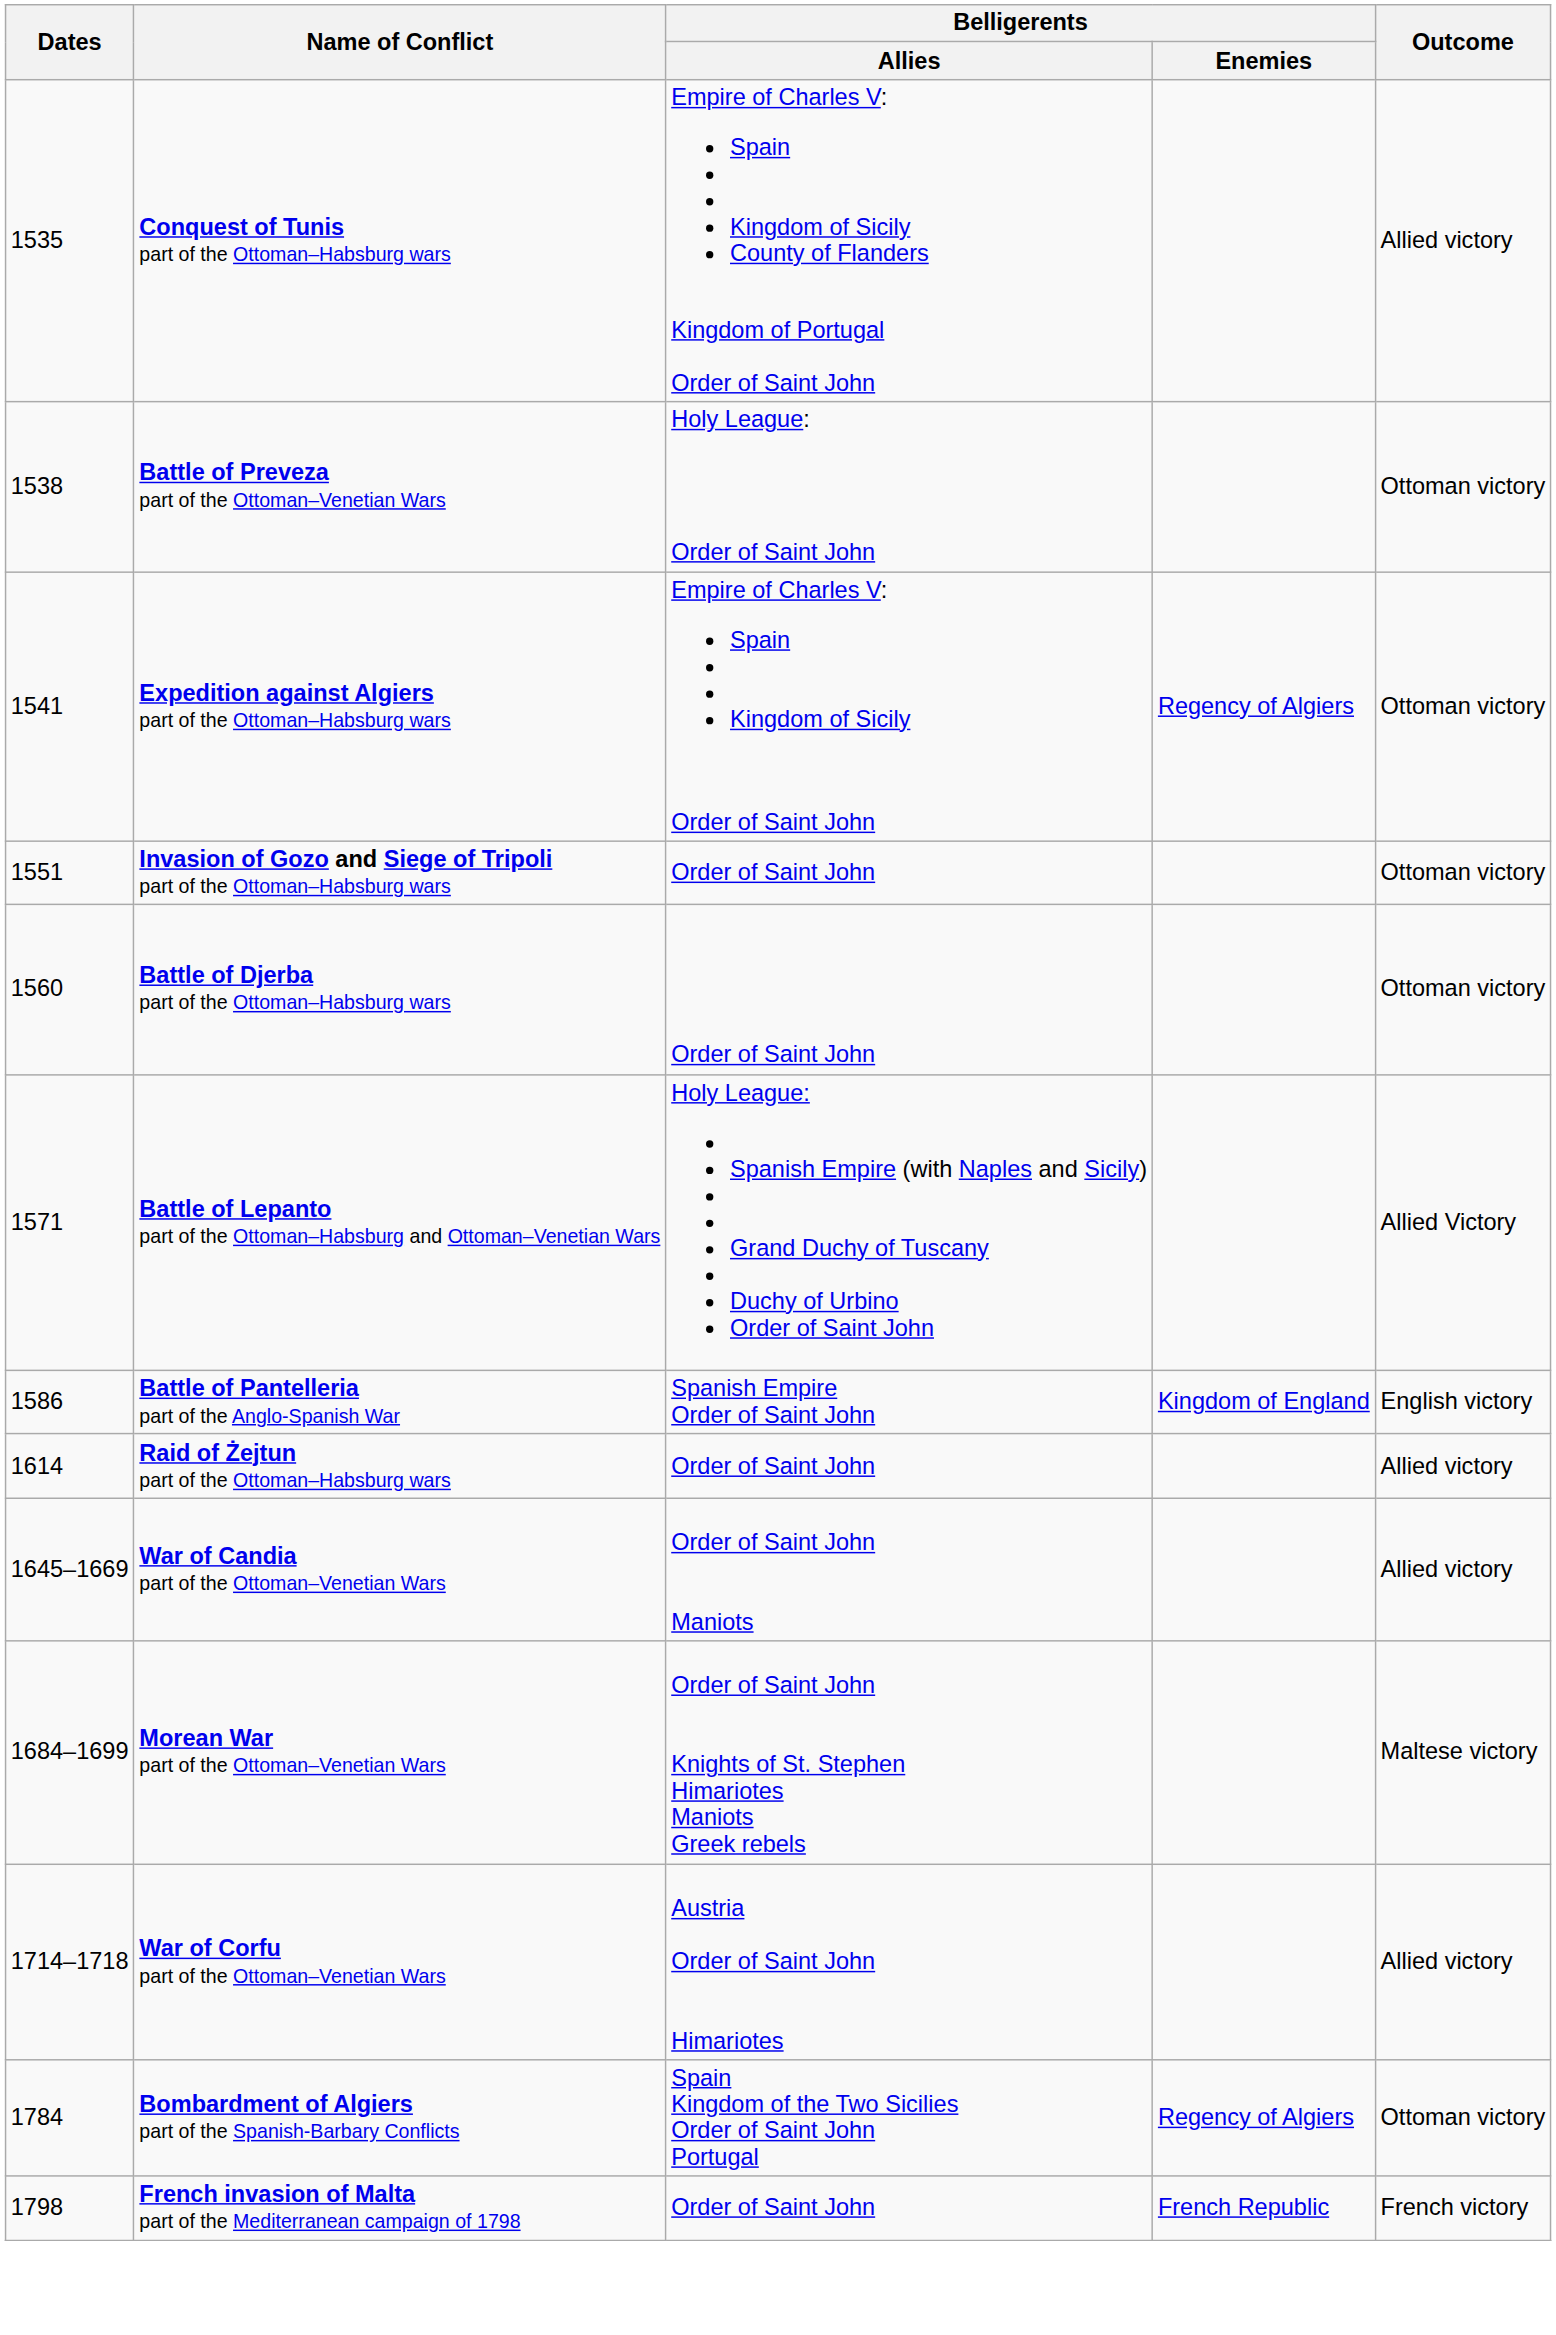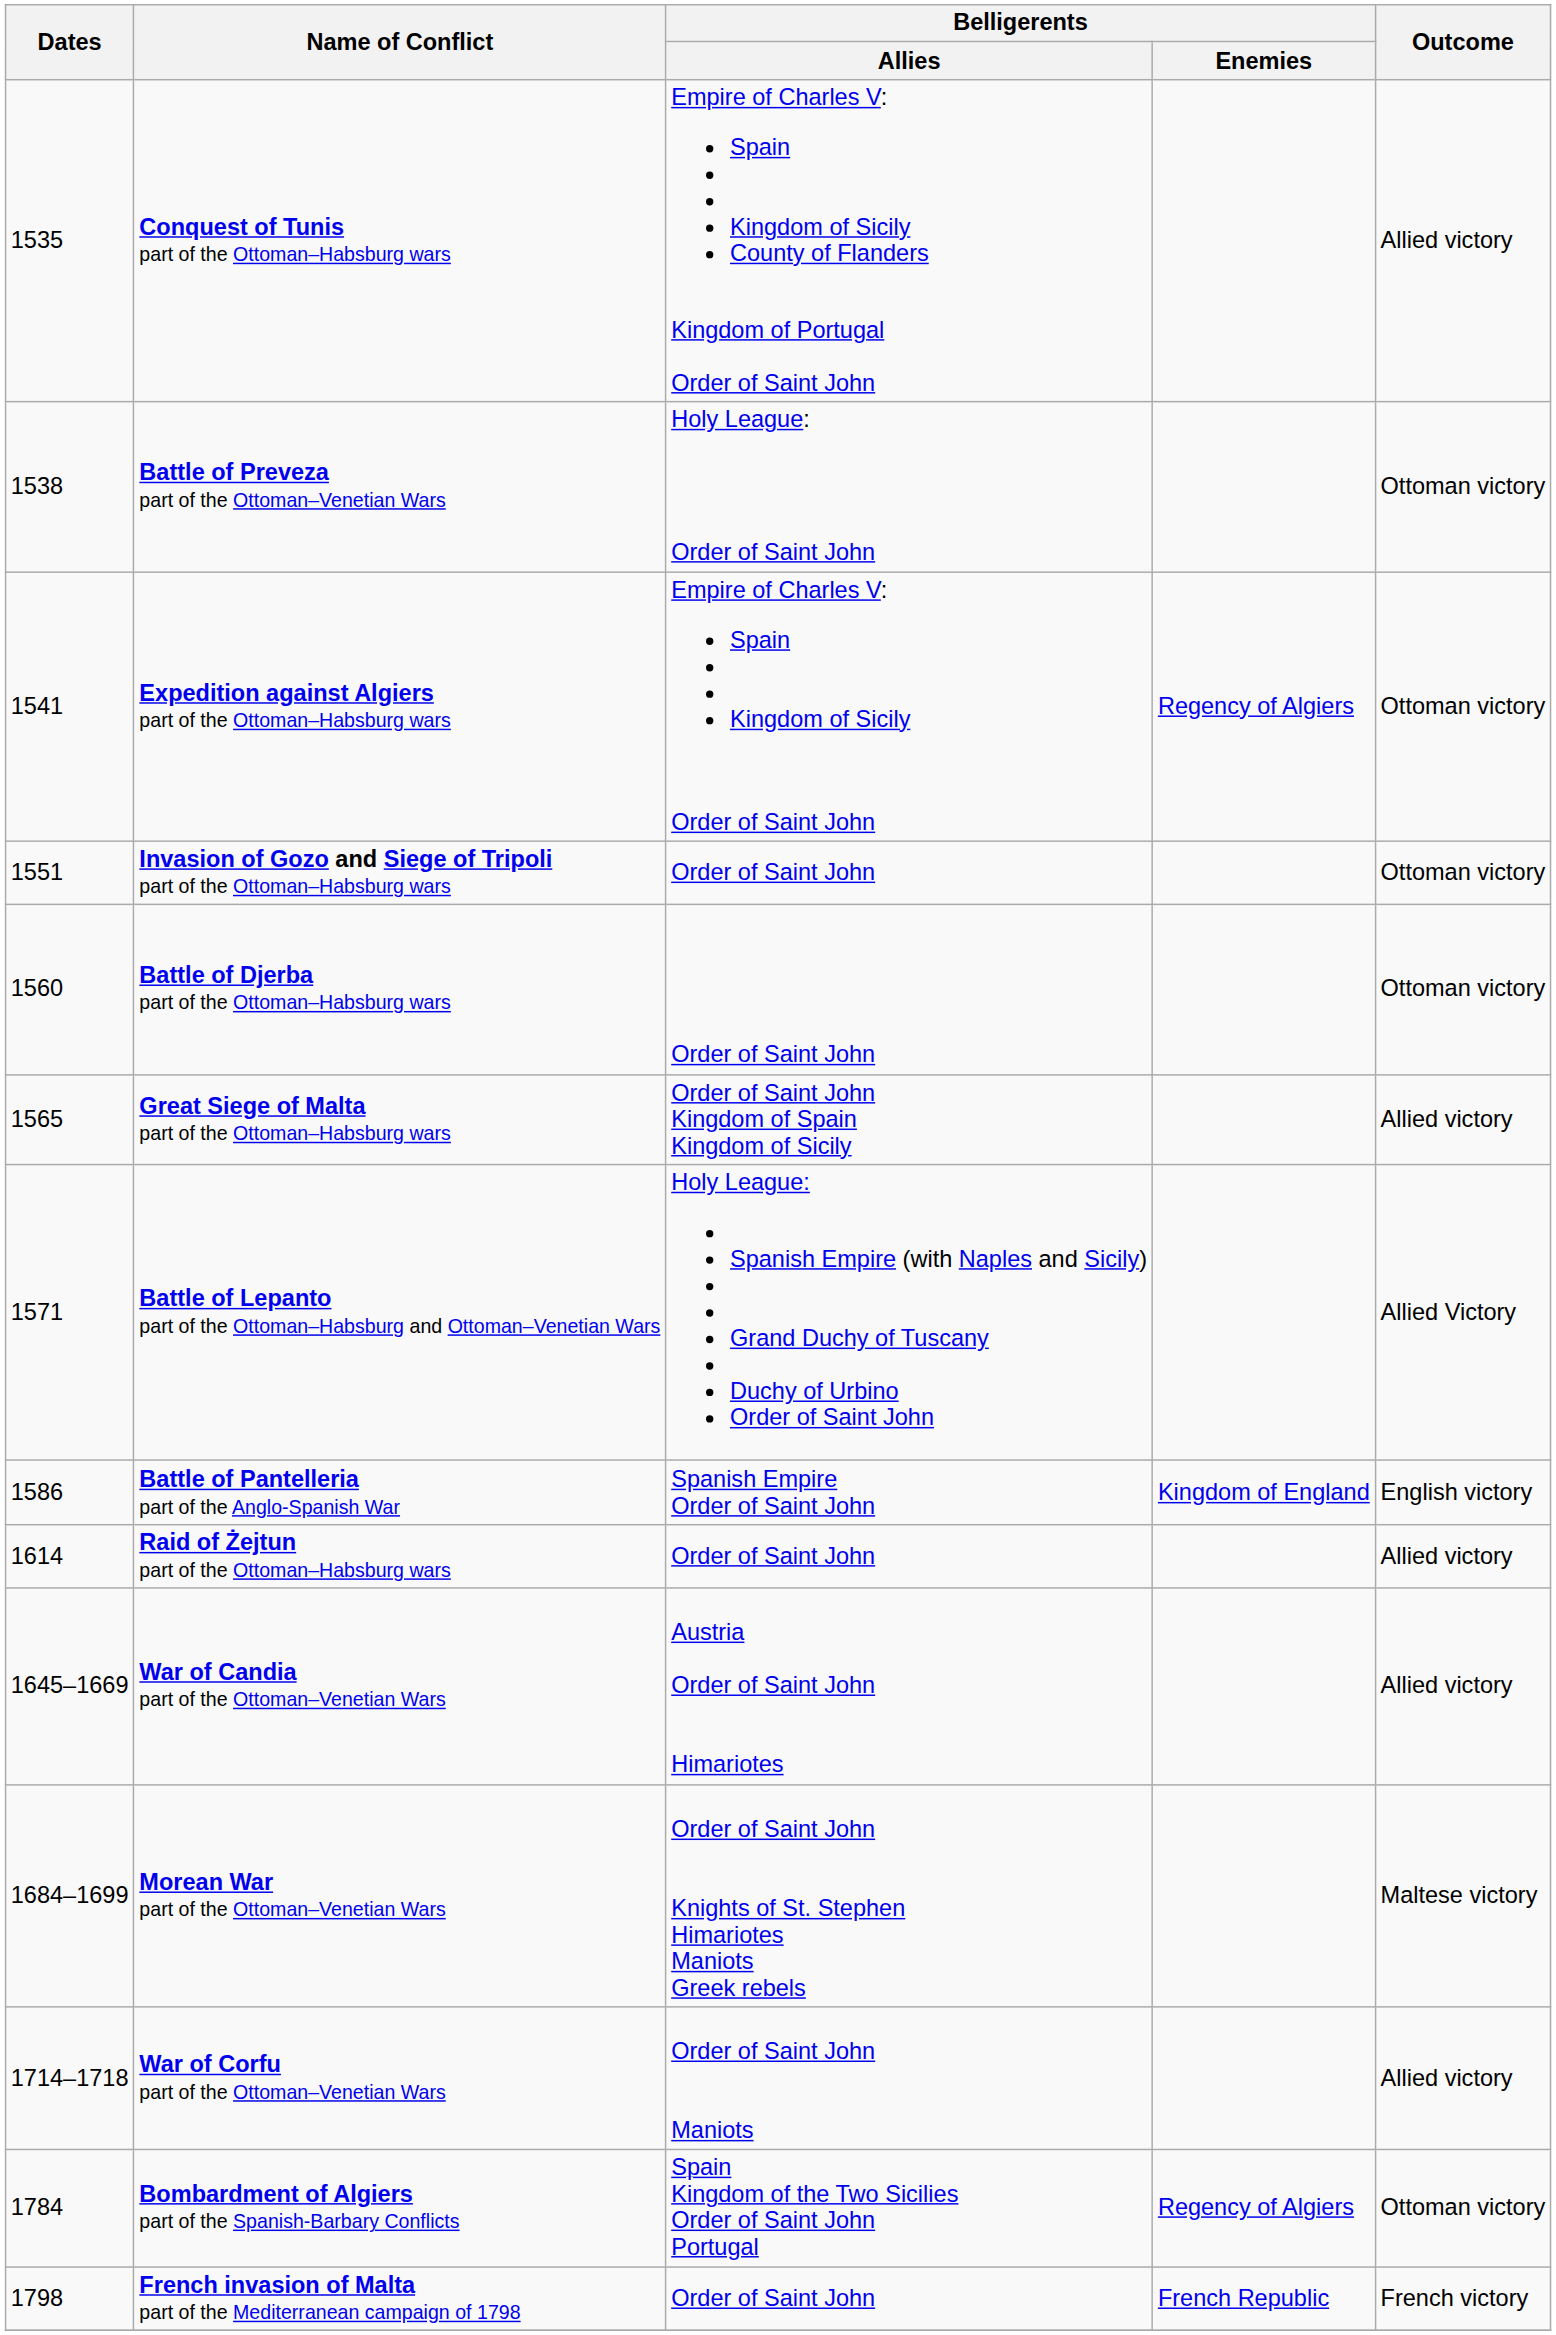+ row: (295, 1119)
(773, 1582) Order of Saint John Maniots -> (773, 1699) Austria Order of Saint John Himariotes
(773, 1974) Austria Order of Saint John Himariotes -> (773, 2091) Order of Saint John Maniots
